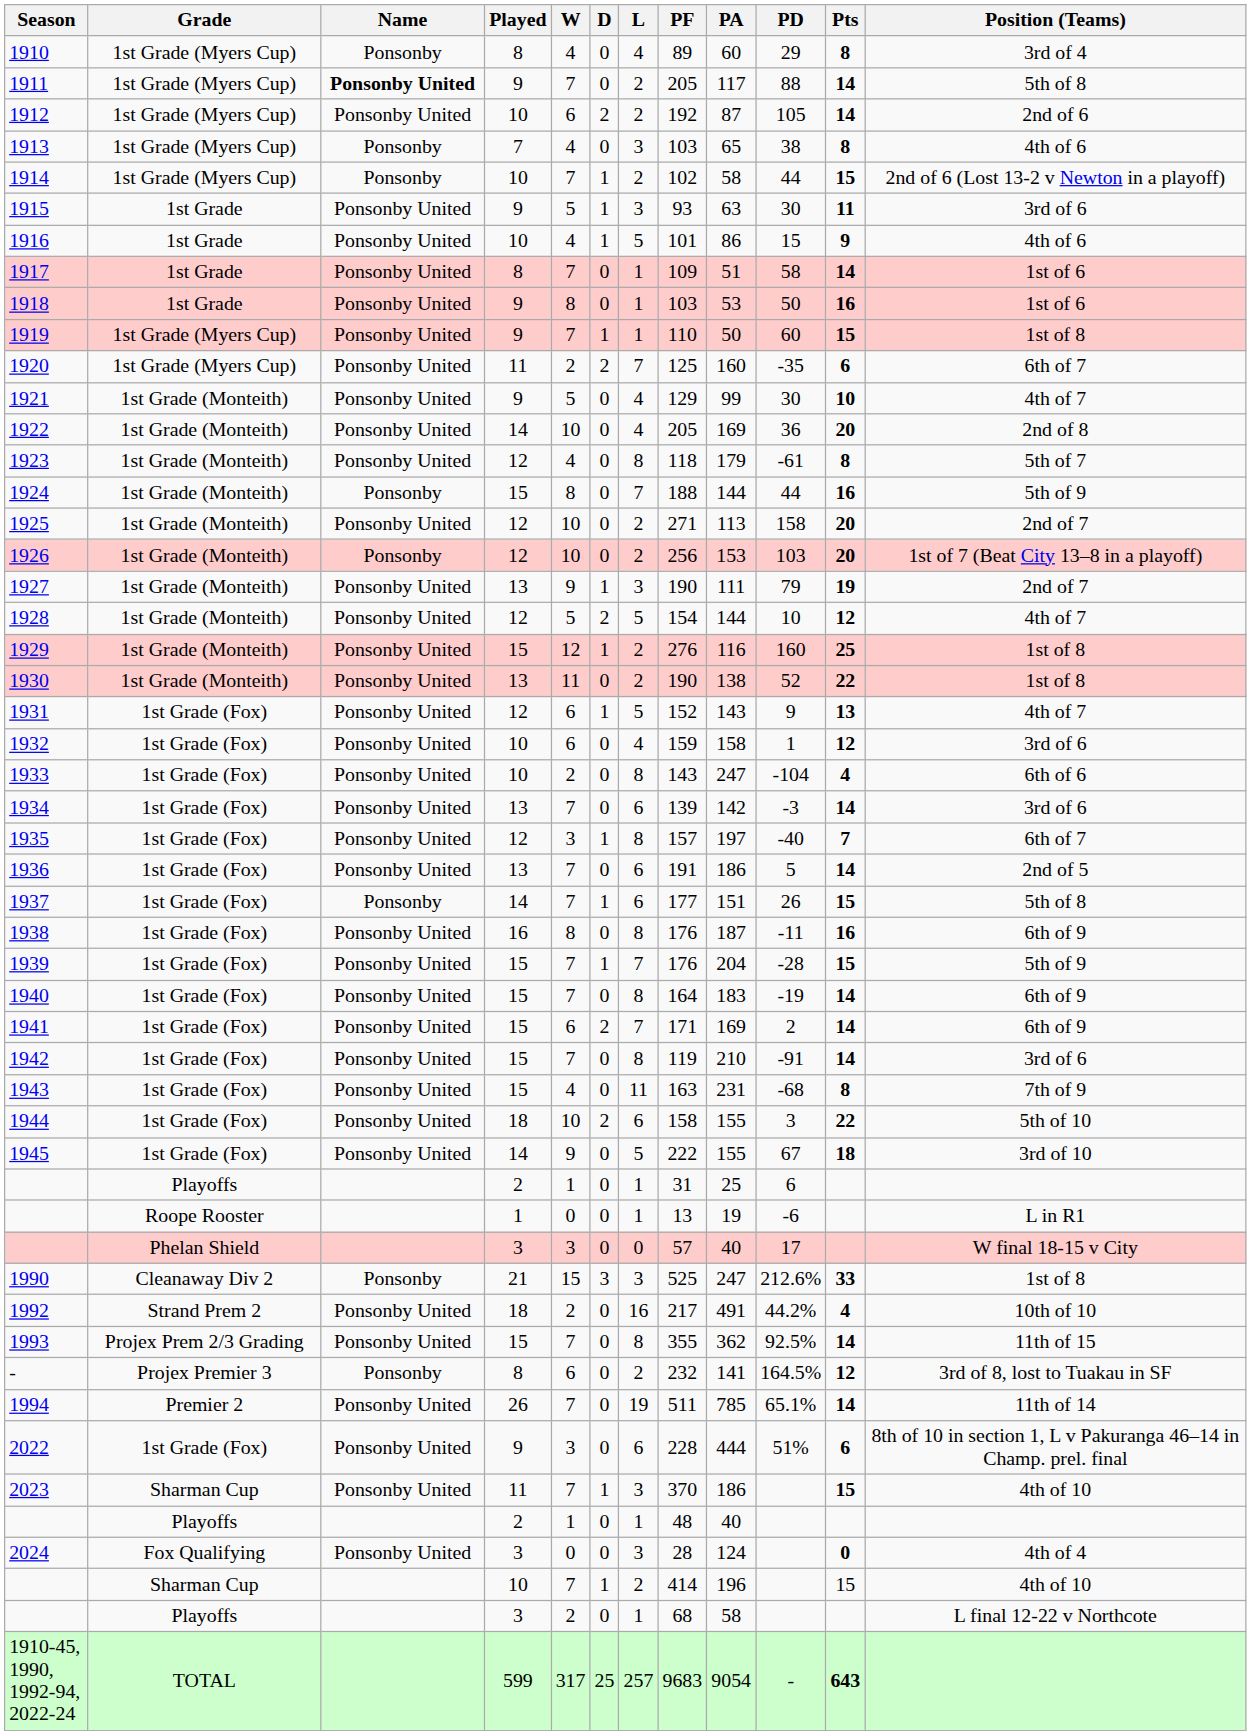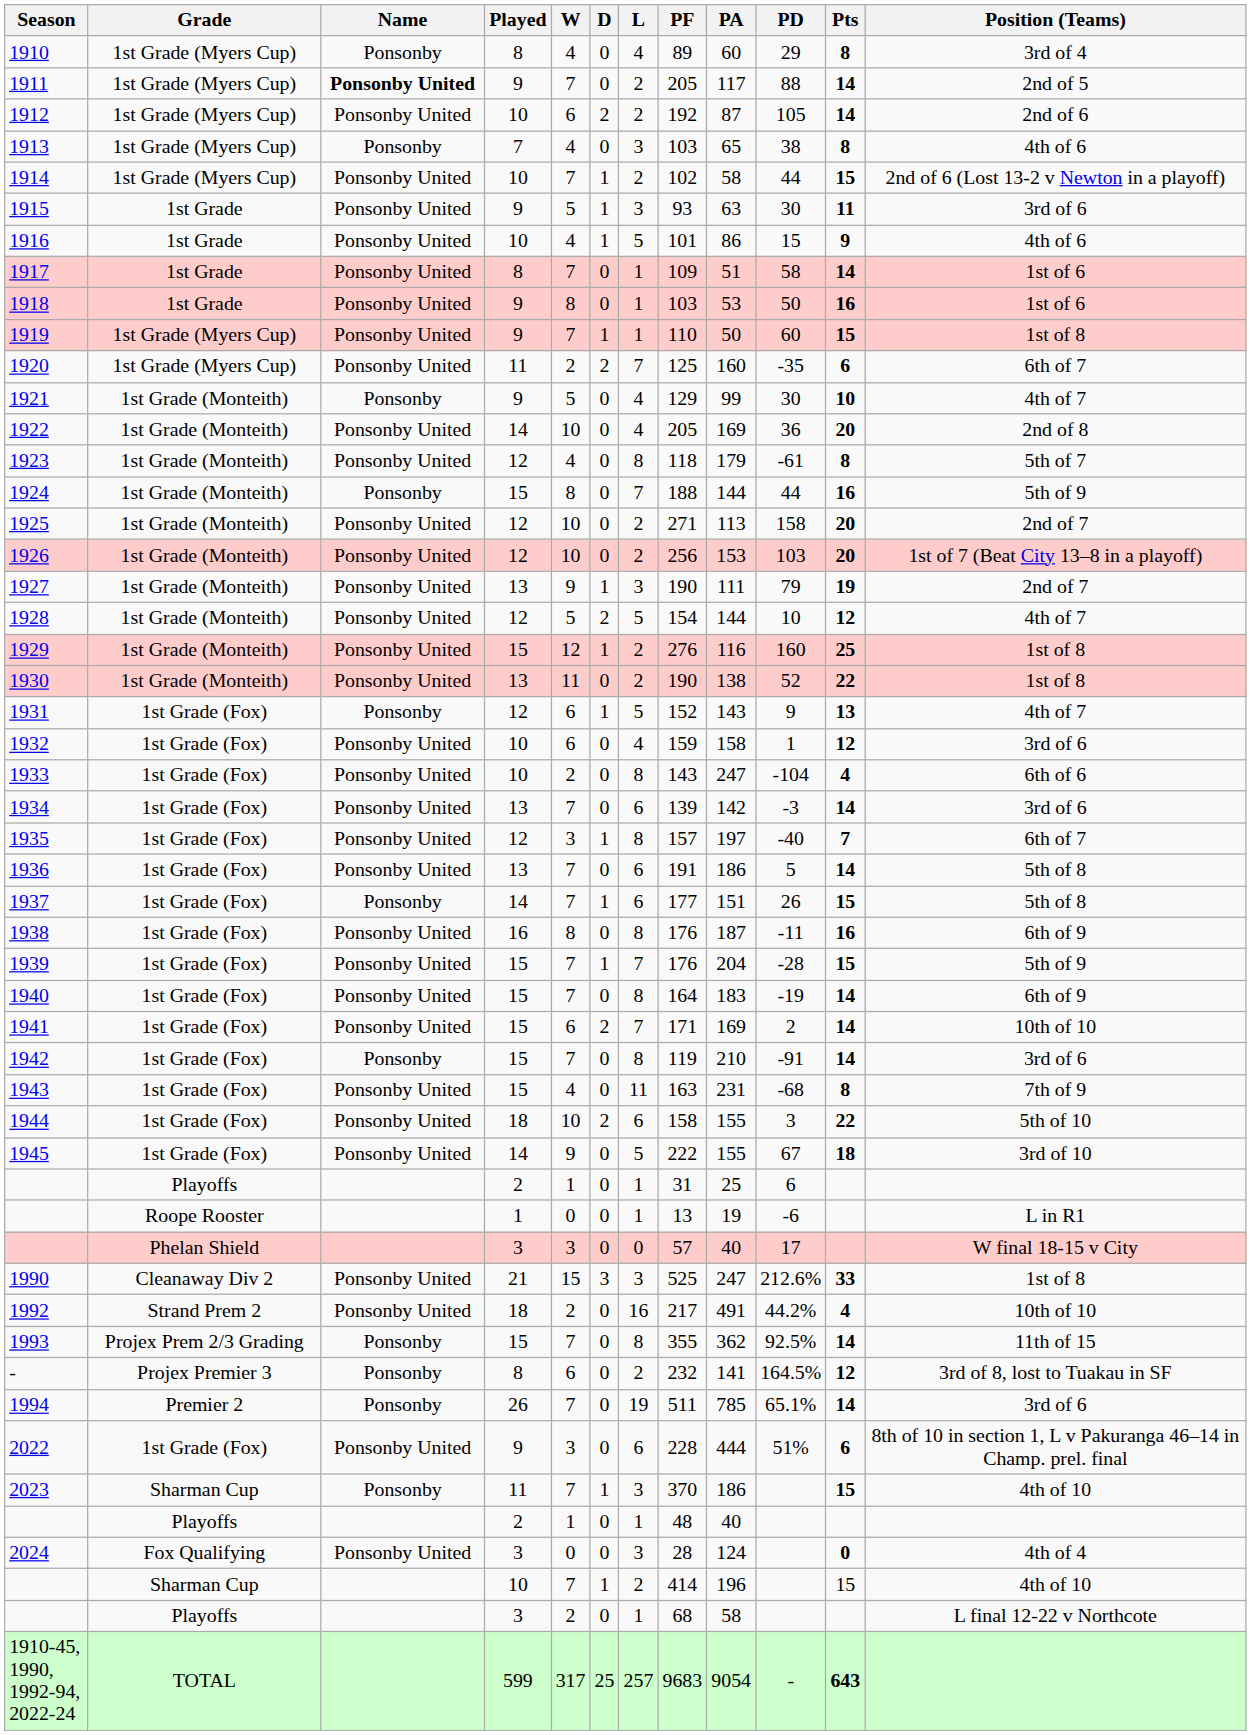(1055, 83) 5th of 8 -> (1055, 83) 2nd of 5
(403, 177) Ponsonby -> (403, 177) Ponsonby United
(403, 397) Ponsonby United -> (403, 397) Ponsonby
(403, 555) Ponsonby -> (403, 555) Ponsonby United
(403, 712) Ponsonby United -> (403, 712) Ponsonby
(1055, 869) 2nd of 5 -> (1055, 869) 5th of 8
(1055, 1027) 6th of 9 -> (1055, 1027) 10th of 10
(403, 1058) Ponsonby United -> (403, 1058) Ponsonby
(403, 1278) Ponsonby -> (403, 1278) Ponsonby United
(403, 1341) Ponsonby United -> (403, 1341) Ponsonby
(403, 1404) Ponsonby United -> (403, 1404) Ponsonby
(1055, 1404) 11th of 14 -> (1055, 1404) 3rd of 6
(403, 1489) Ponsonby United -> (403, 1489) Ponsonby
